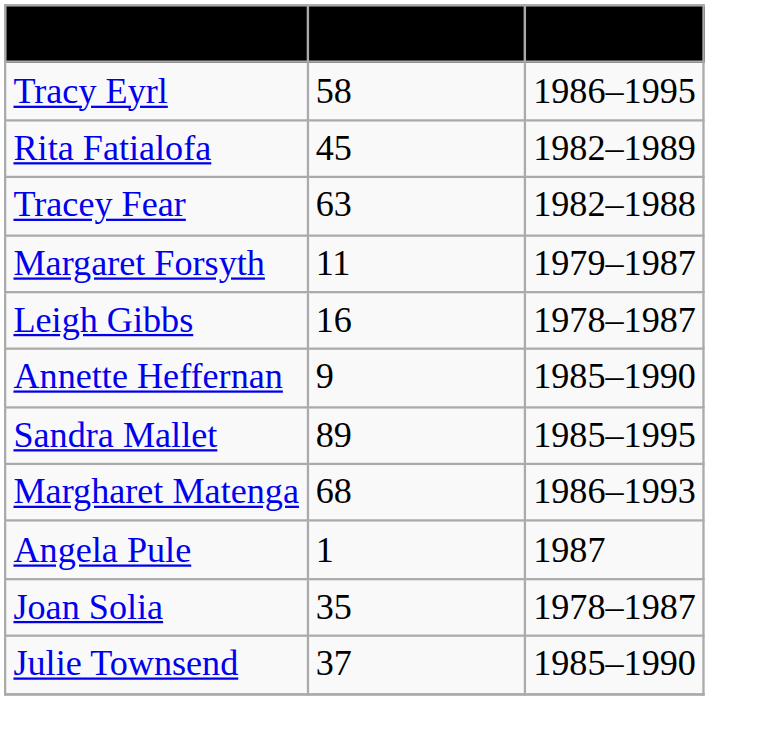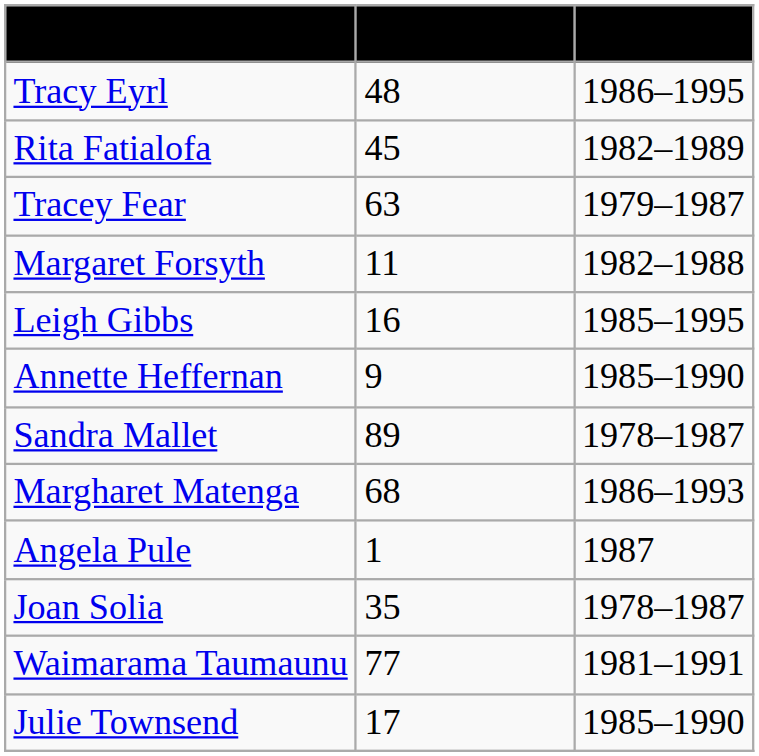(334, 90) 58 -> (382, 90) 48
(615, 205) 1982–1988 -> (663, 205) 1979–1987
(615, 262) 1979–1987 -> (663, 262) 1982–1988
(615, 319) 1978–1987 -> (663, 319) 1985–1995
(615, 434) 1985–1995 -> (663, 434) 1978–1987
+ row: (181, 663)
(334, 663) 37 -> (382, 721) 17
